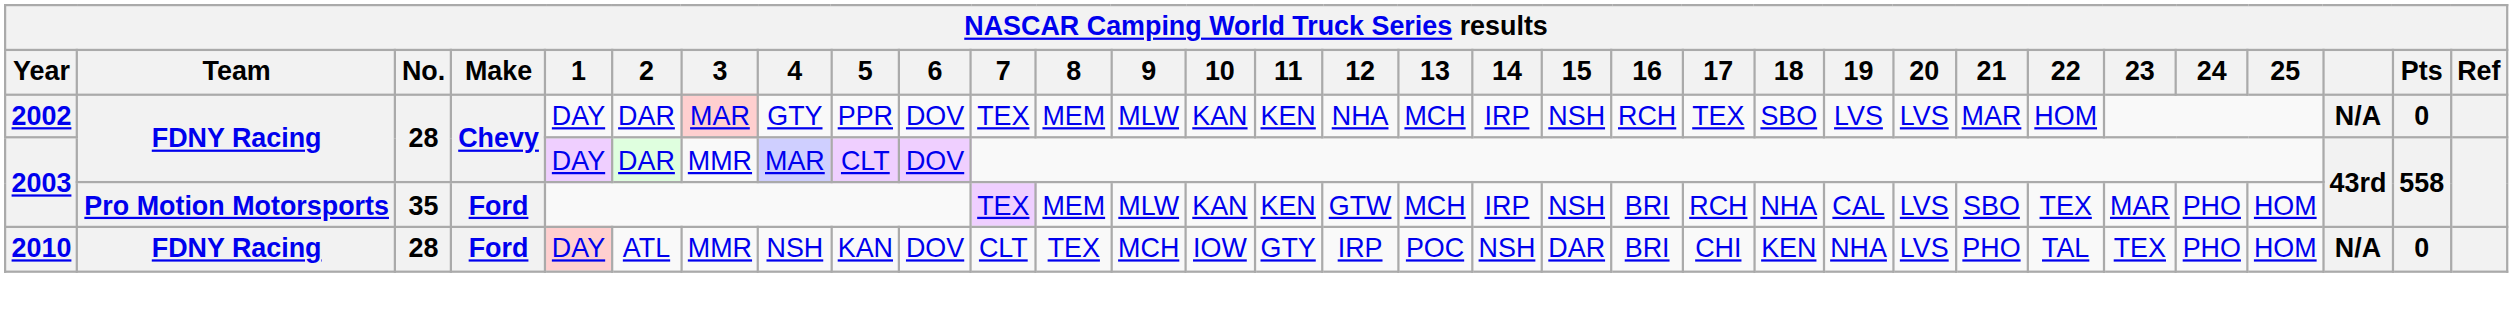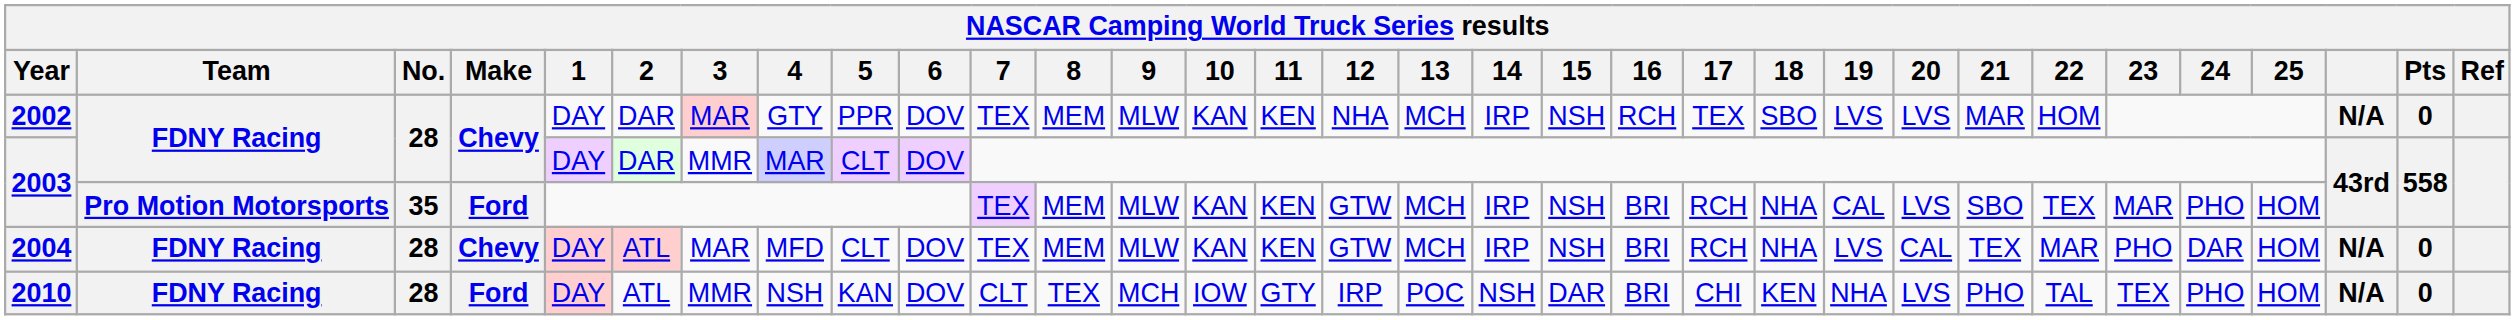+ row: (42, 249)
